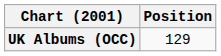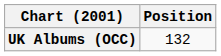(178, 40) 129 -> (178, 40) 132
